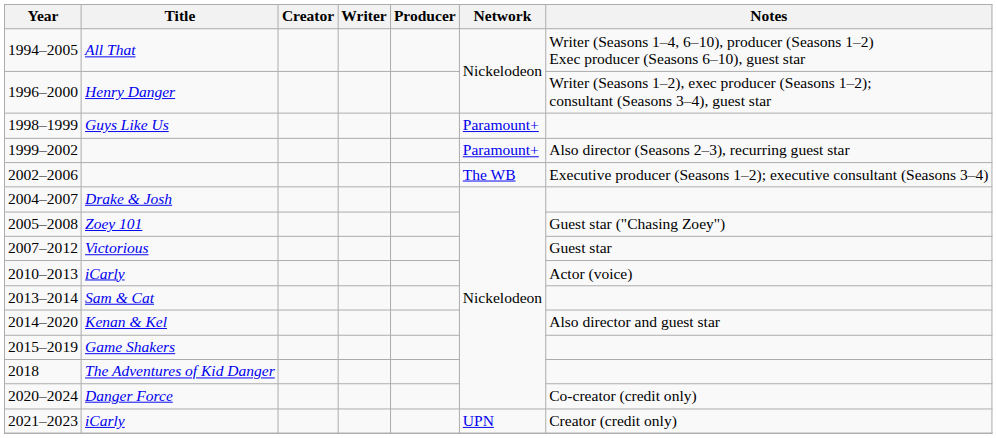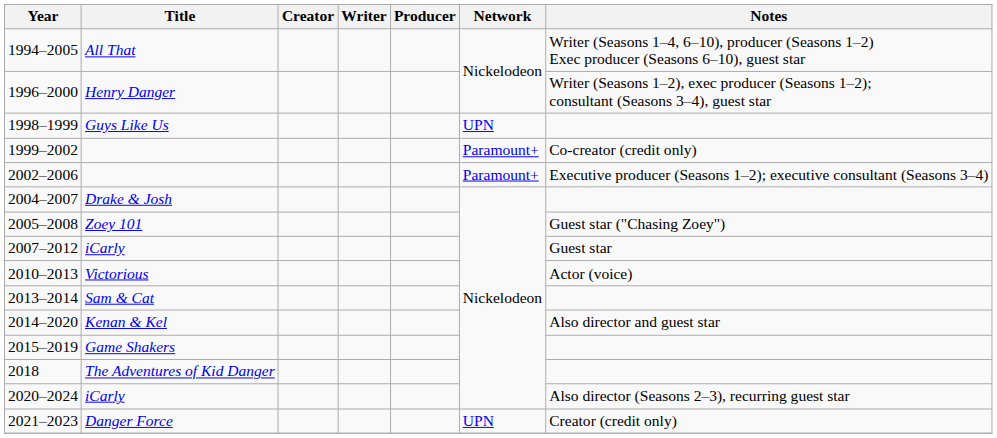(501, 125) Paramount+ -> (478, 125) UPN
(699, 150) Also director (Seasons 2–3), recurring guest star -> (623, 150) Co-creator (credit only)
(489, 174) The WB -> (501, 174) Paramount+
(117, 248) Victorious -> (105, 248) iCarly
(105, 273) iCarly -> (117, 273) Victorious
(129, 396) Danger Force -> (105, 396) iCarly
(623, 396) Co-creator (credit only) -> (699, 396) Also director (Seasons 2–3), recurring guest star
(105, 420) iCarly -> (129, 420) Danger Force
